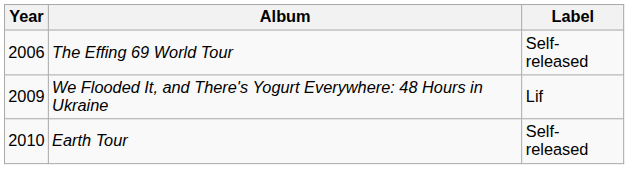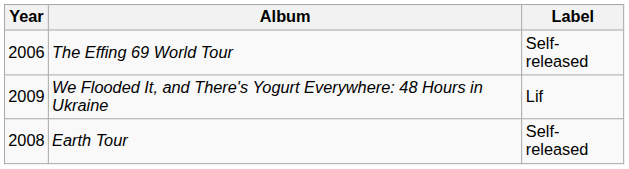(26, 140) 2010 -> (26, 140) 2008
